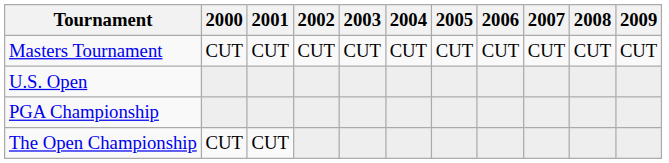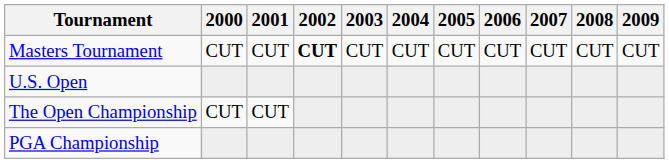(316, 50) normal -> (317, 50) bold
rows swapped: (103, 143) <-> (84, 112)
